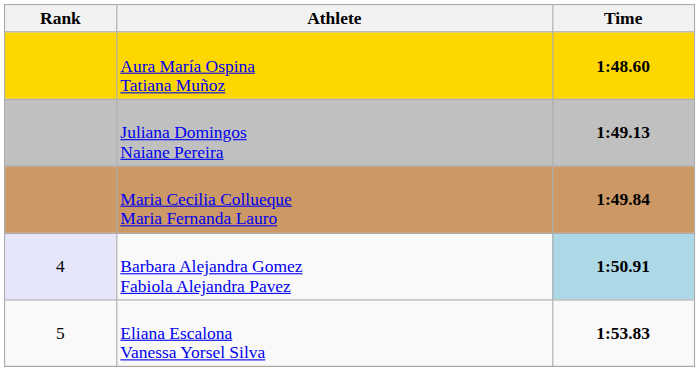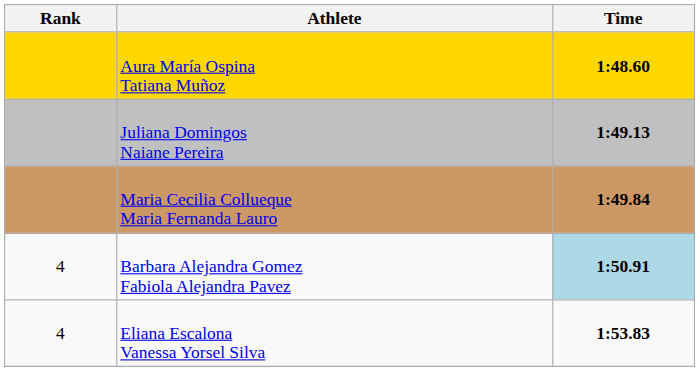(60, 266) lavender background -> (60, 266) no background
(60, 333) 5 -> (60, 333) 4
